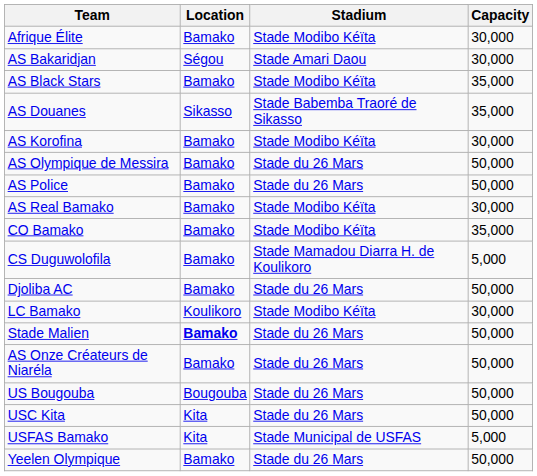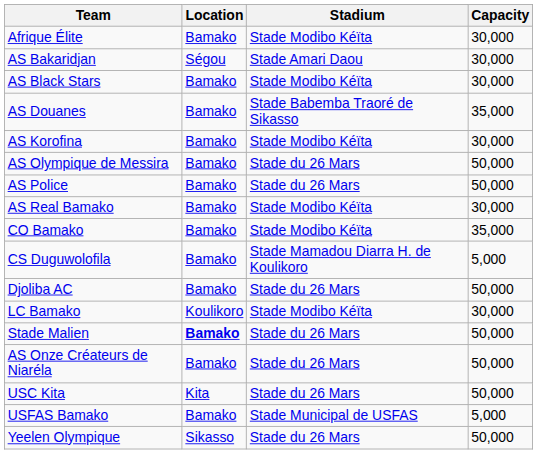(493, 81) 35,000 -> (493, 81) 30,000
(208, 111) Sikasso -> (211, 111) Bamako
- row: (51, 393)
(195, 437) Kita -> (211, 415) Bamako
(209, 459) Bamako -> (210, 437) Sikasso
